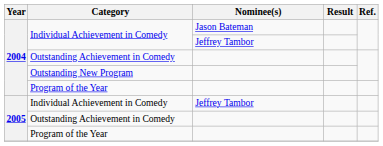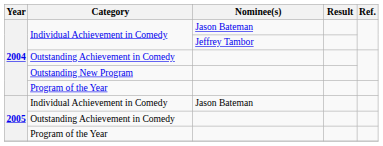(224, 103) Jeffrey Tambor -> (224, 103) Jason Bateman
